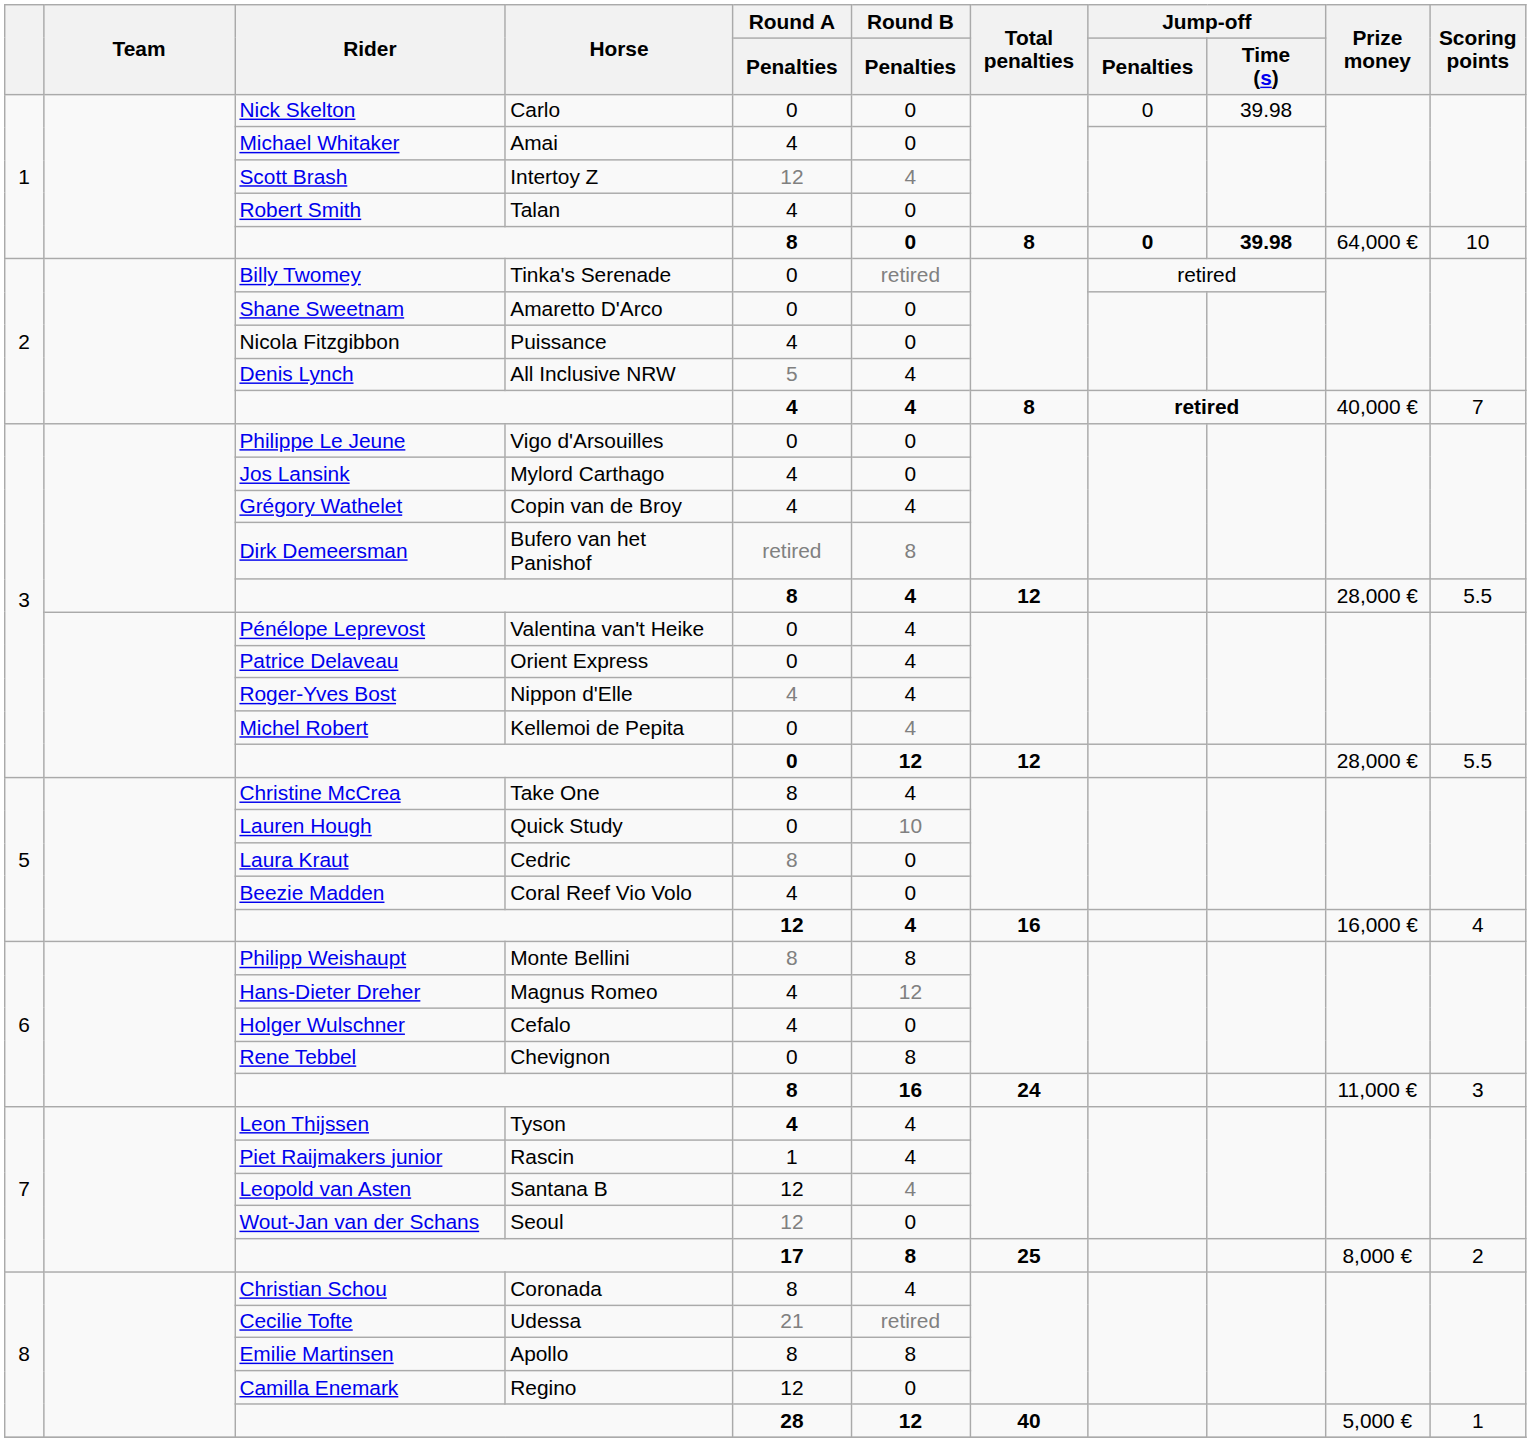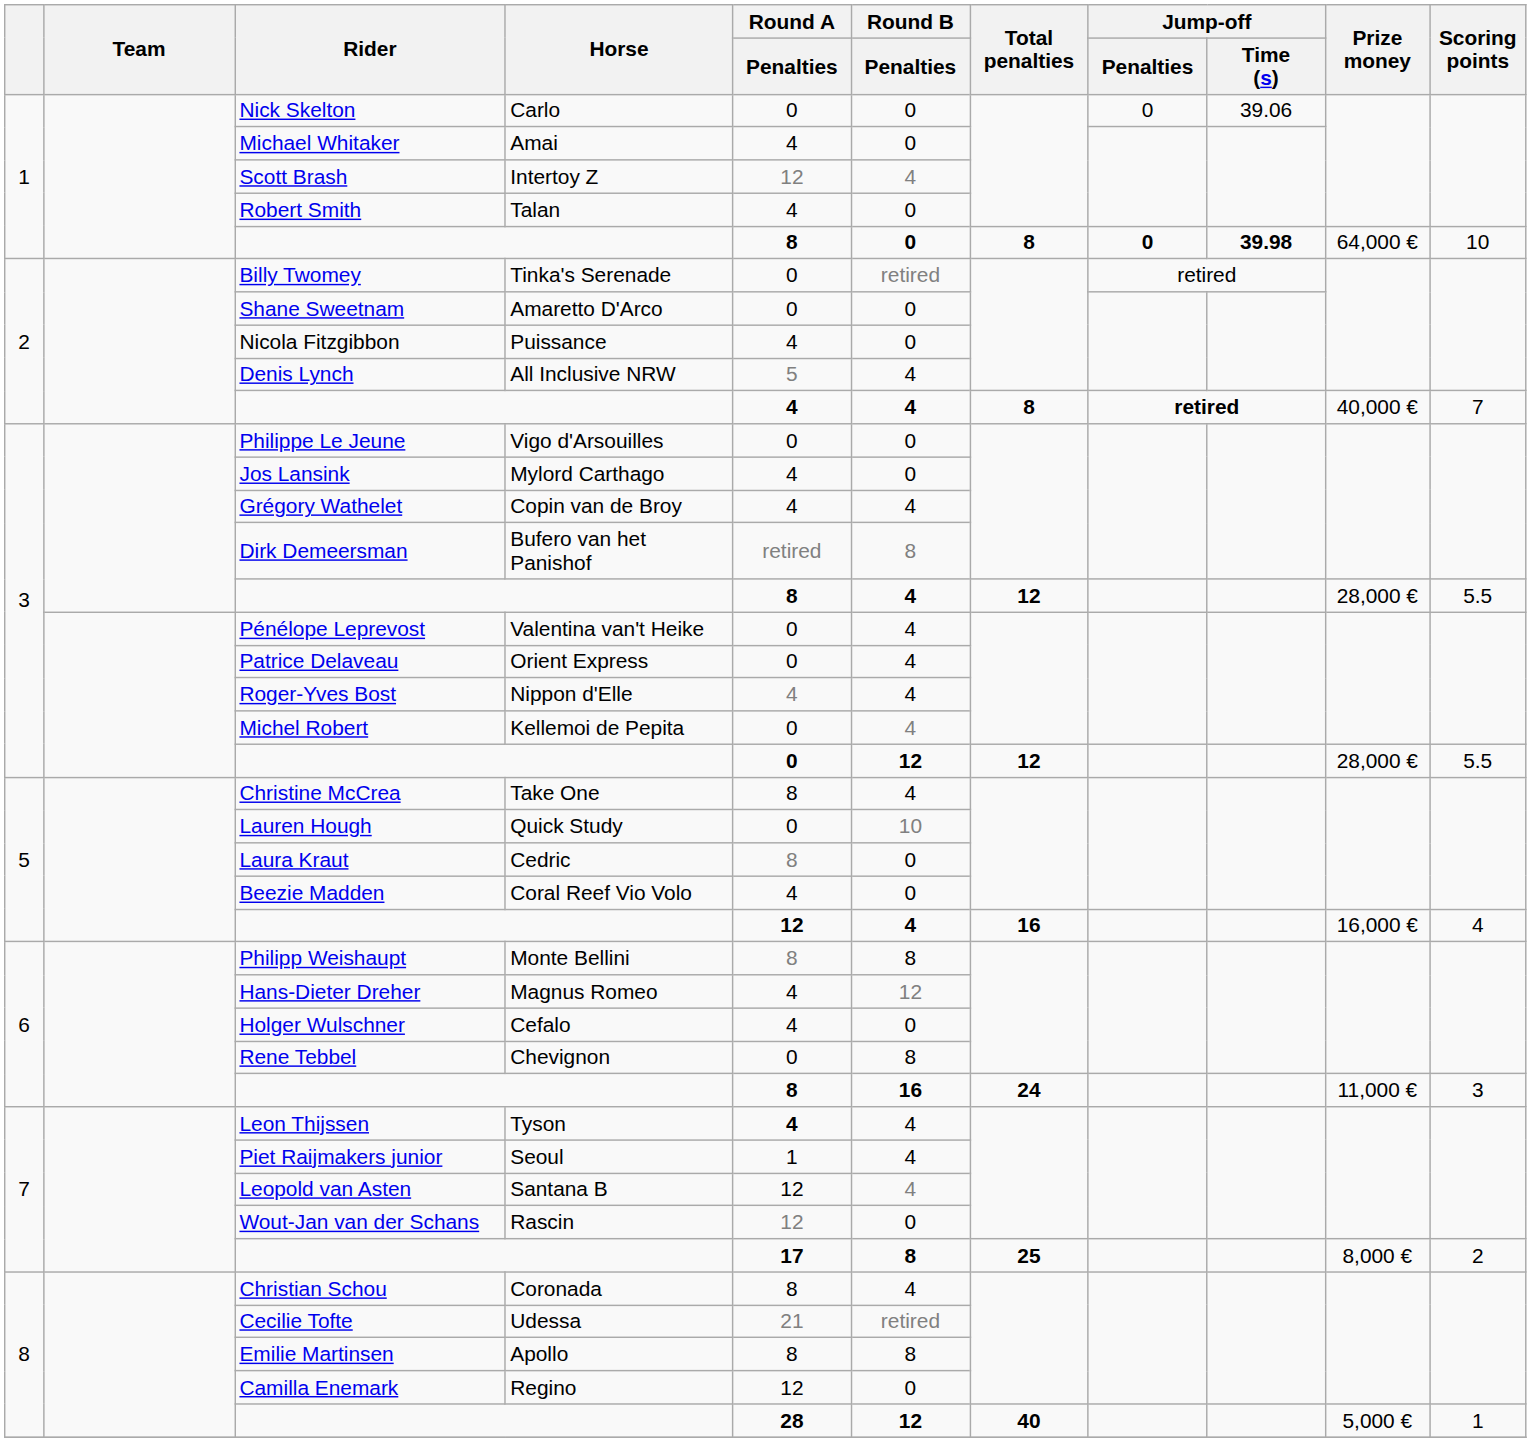(1266, 111) 39.98 -> (1266, 111) 39.06
(542, 1157) Rascin -> (537, 1157) Seoul
(537, 1223) Seoul -> (542, 1223) Rascin
